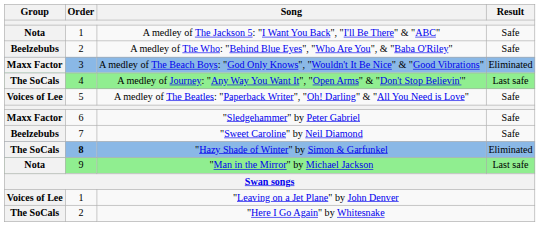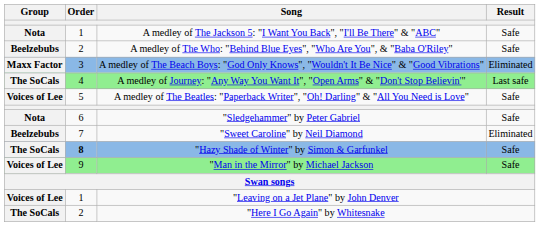(35, 117) Maxx Factor -> (35, 117) Nota
(511, 133) Safe -> (511, 133) Eliminated
(511, 149) Eliminated -> (511, 149) Safe
(35, 165) Nota -> (35, 165) Voices of Lee
(511, 165) Last safe -> (511, 165) Safe
